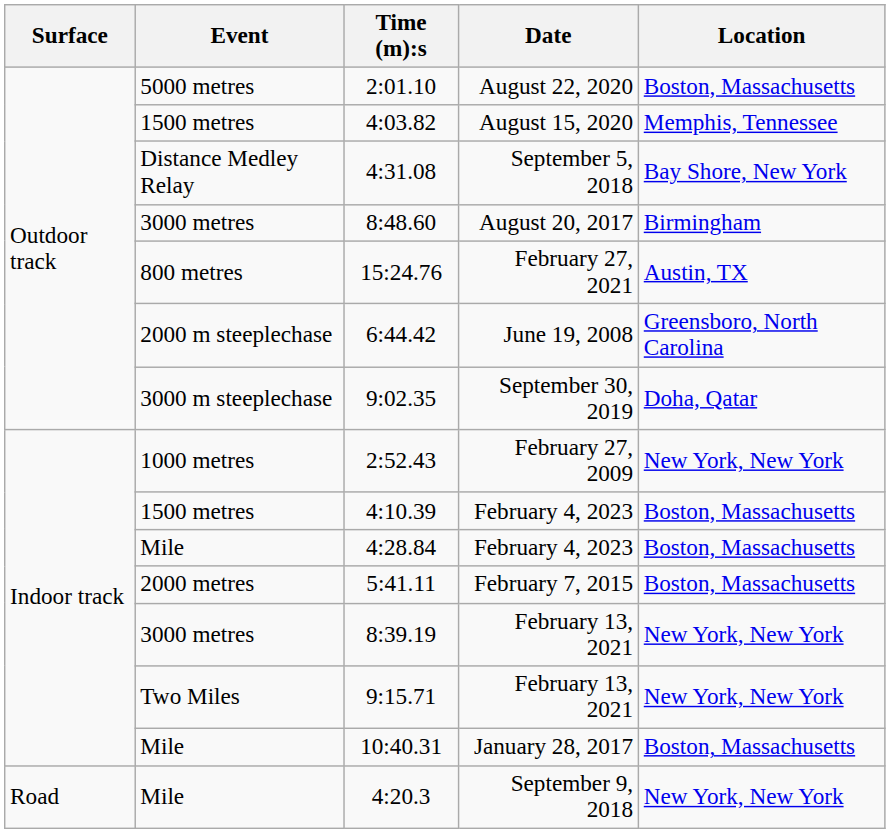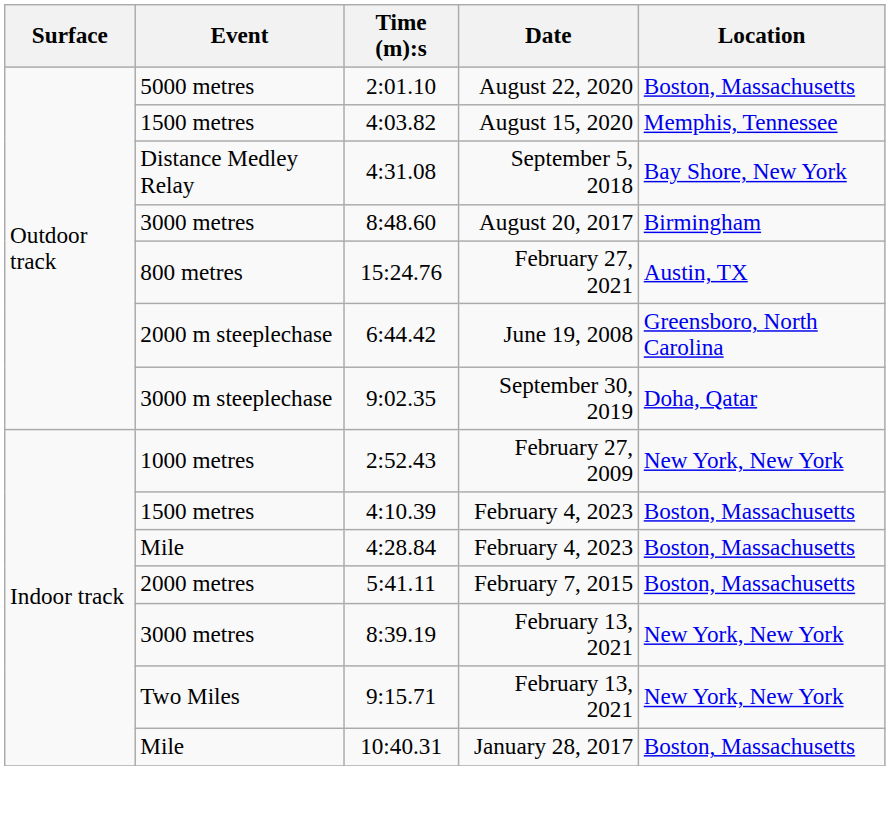- row: (401, 796)
